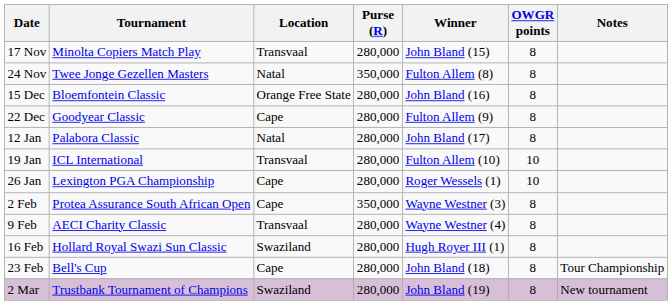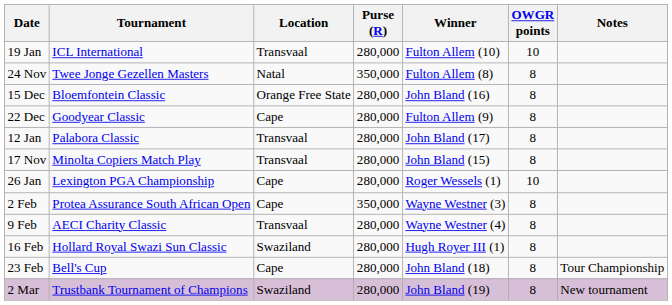rows swapped: (27, 52) <-> (24, 160)
(271, 138) Natal -> (282, 138) Transvaal
